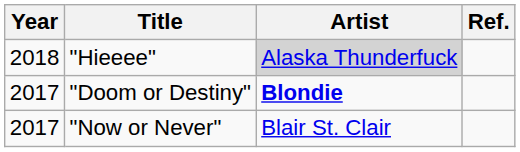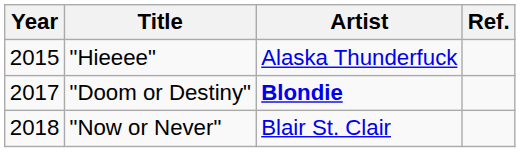(35, 57) 2018 -> (35, 57) 2015
(359, 57) lightgrey background -> (359, 57) no background
(35, 127) 2017 -> (35, 127) 2018
